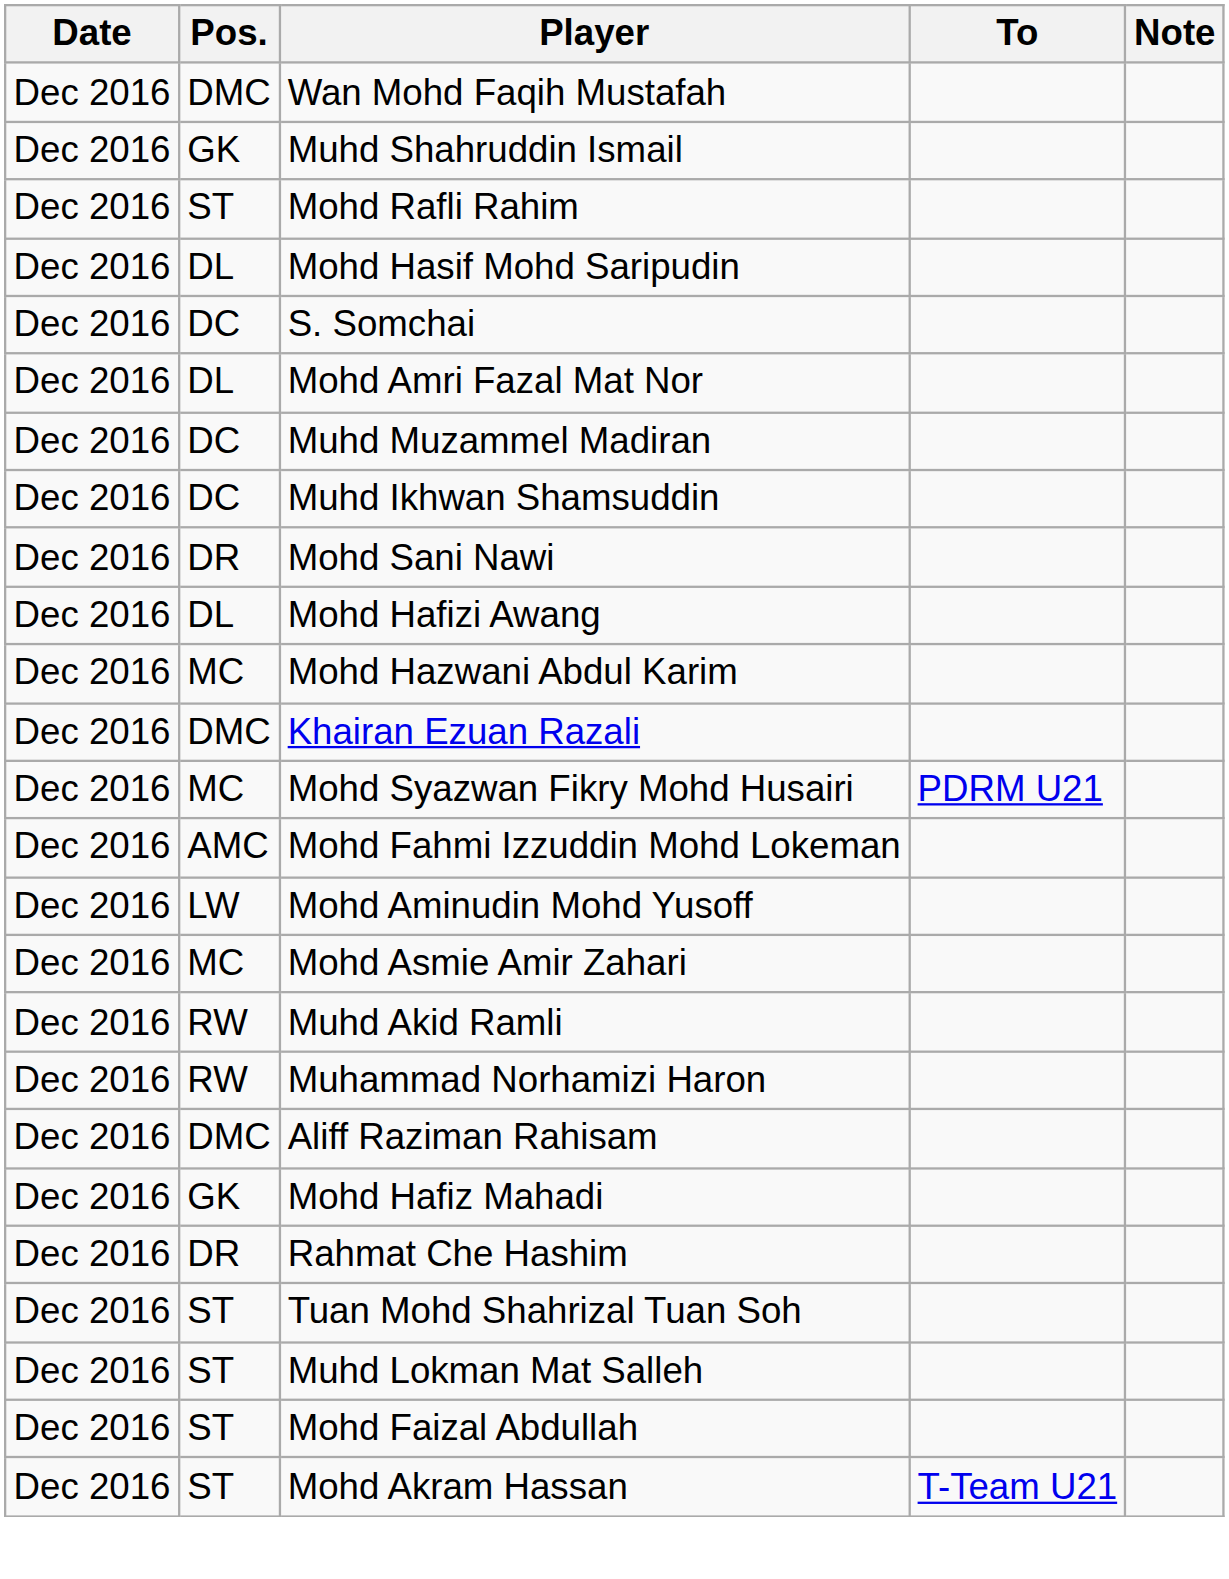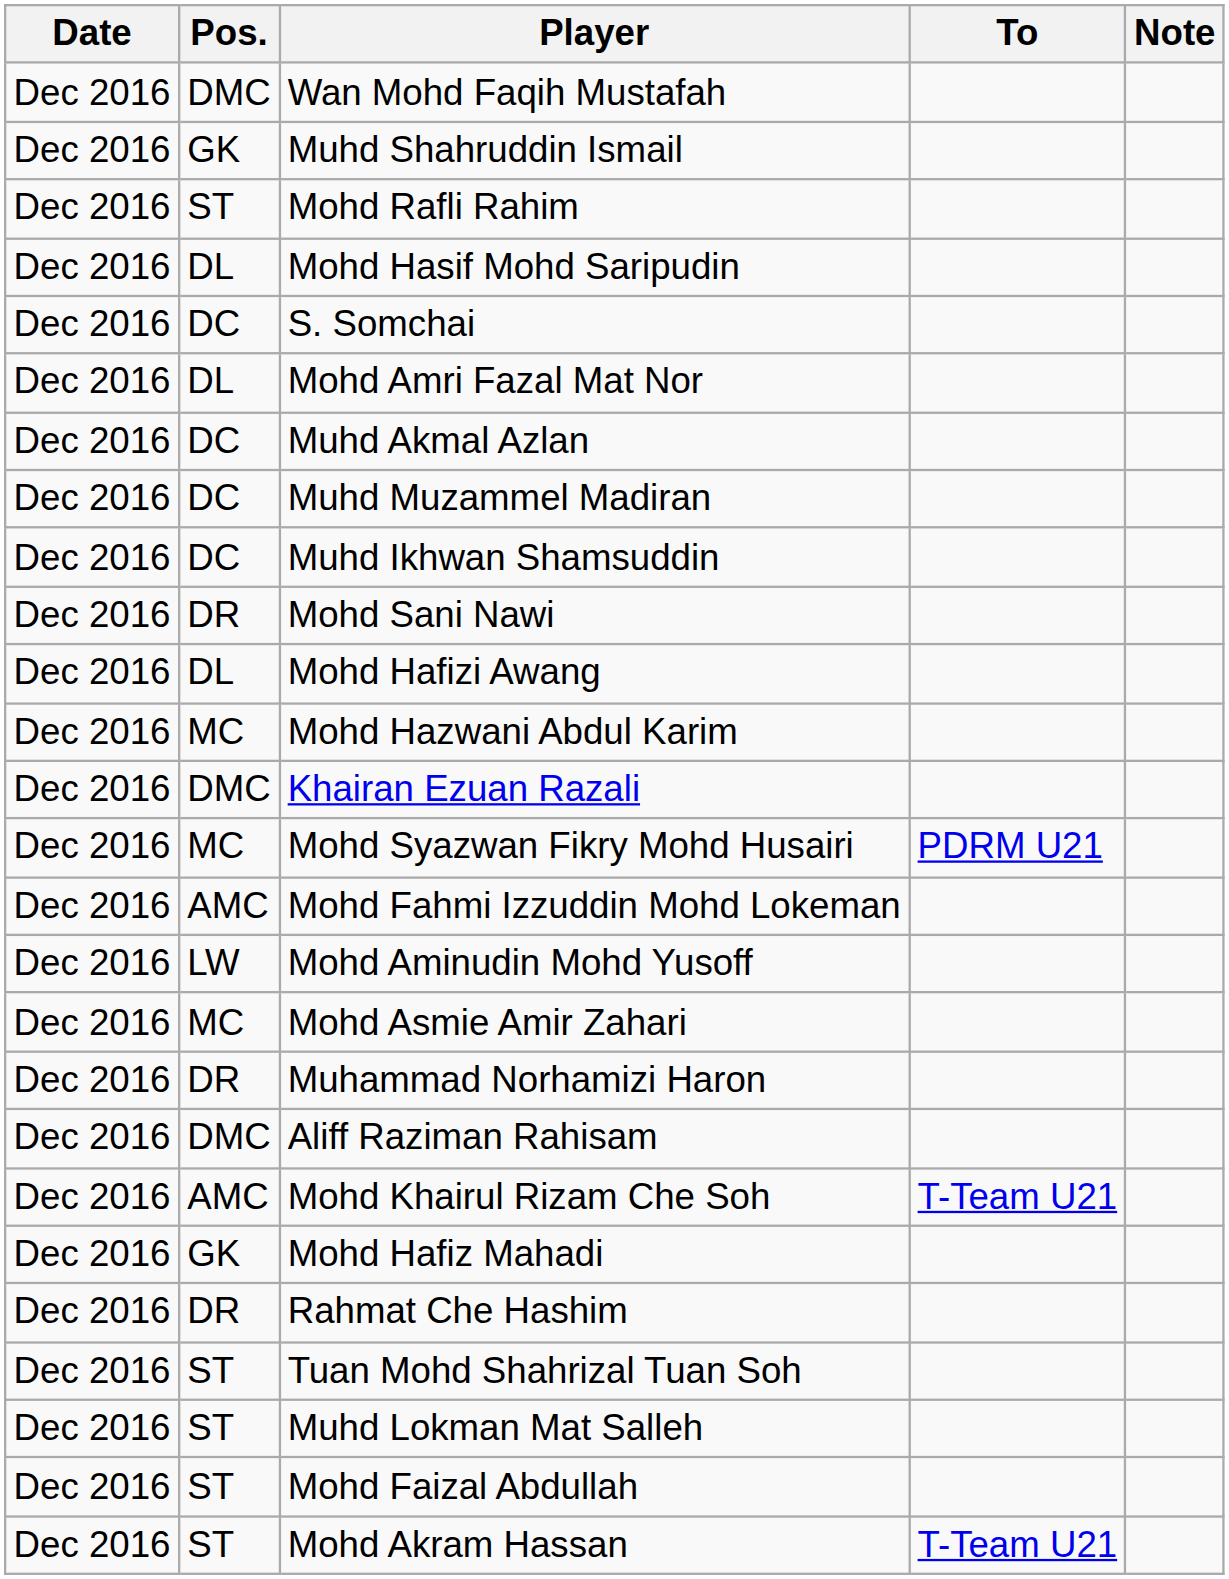+ row: (438, 440)
- row: (425, 1021)
(218, 1079) RW -> (214, 1079) DR
+ row: (529, 1195)
